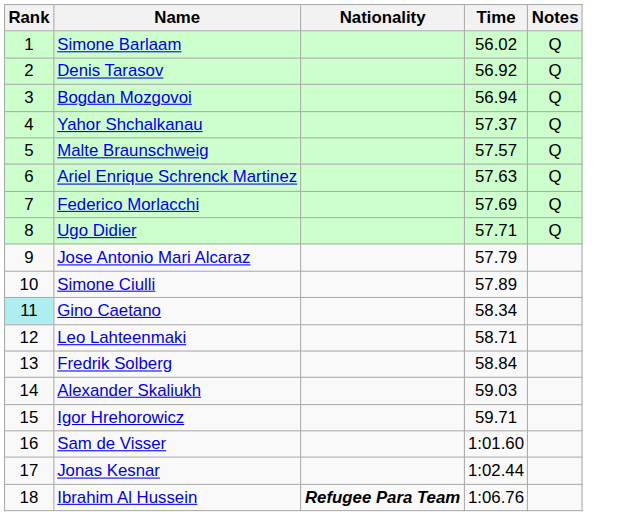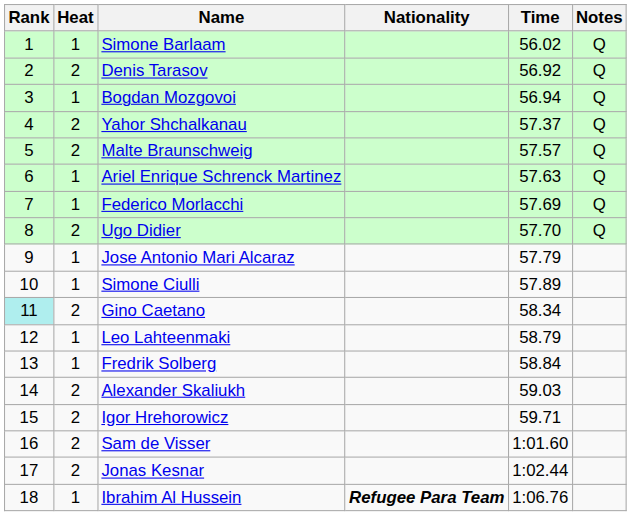+ column: (75, 17)
(496, 230) 57.71 -> (540, 230) 57.70
(496, 337) 58.71 -> (540, 337) 58.79
